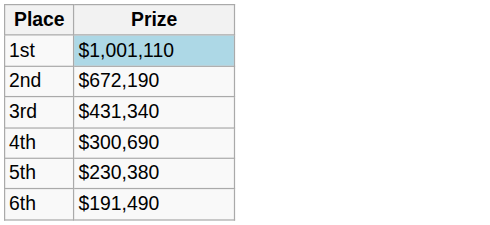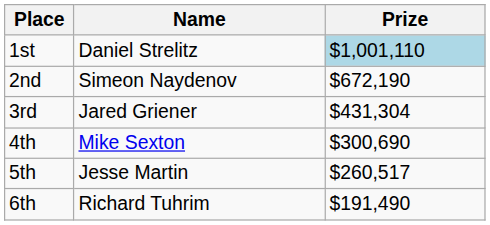+ column: (199, 19)
(119, 111) $431,340 -> (370, 111) $431,304
(119, 173) $230,380 -> (370, 173) $260,517
